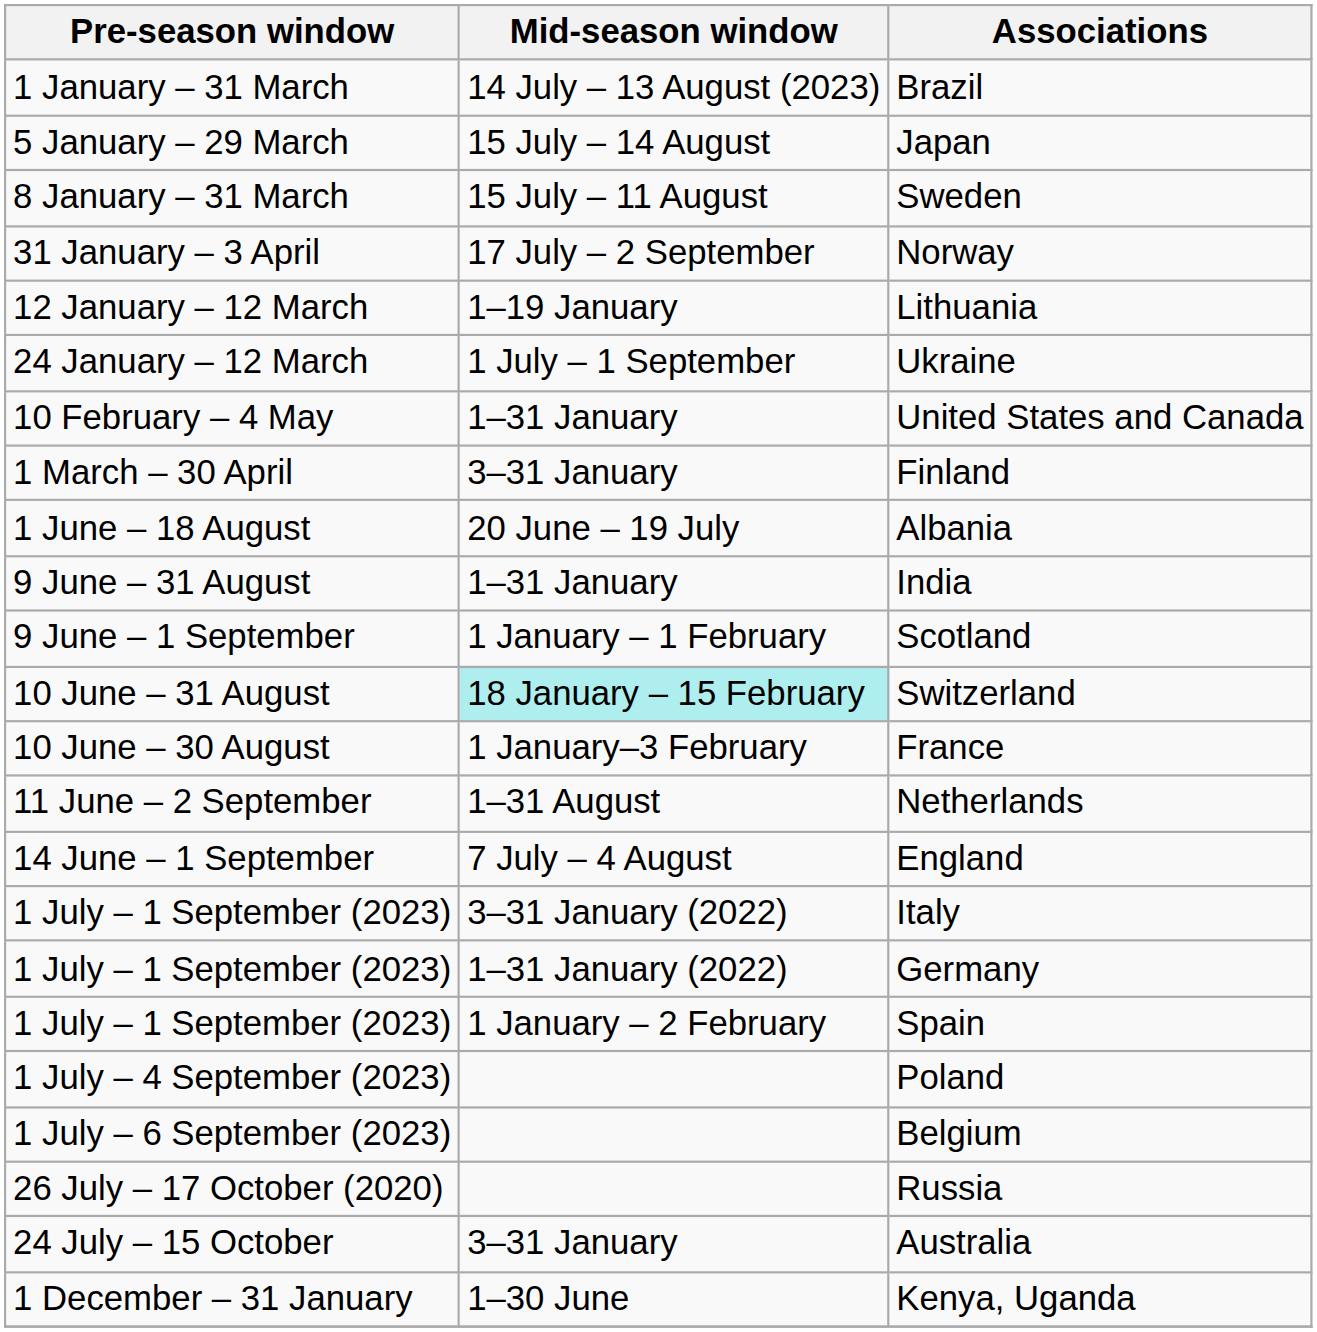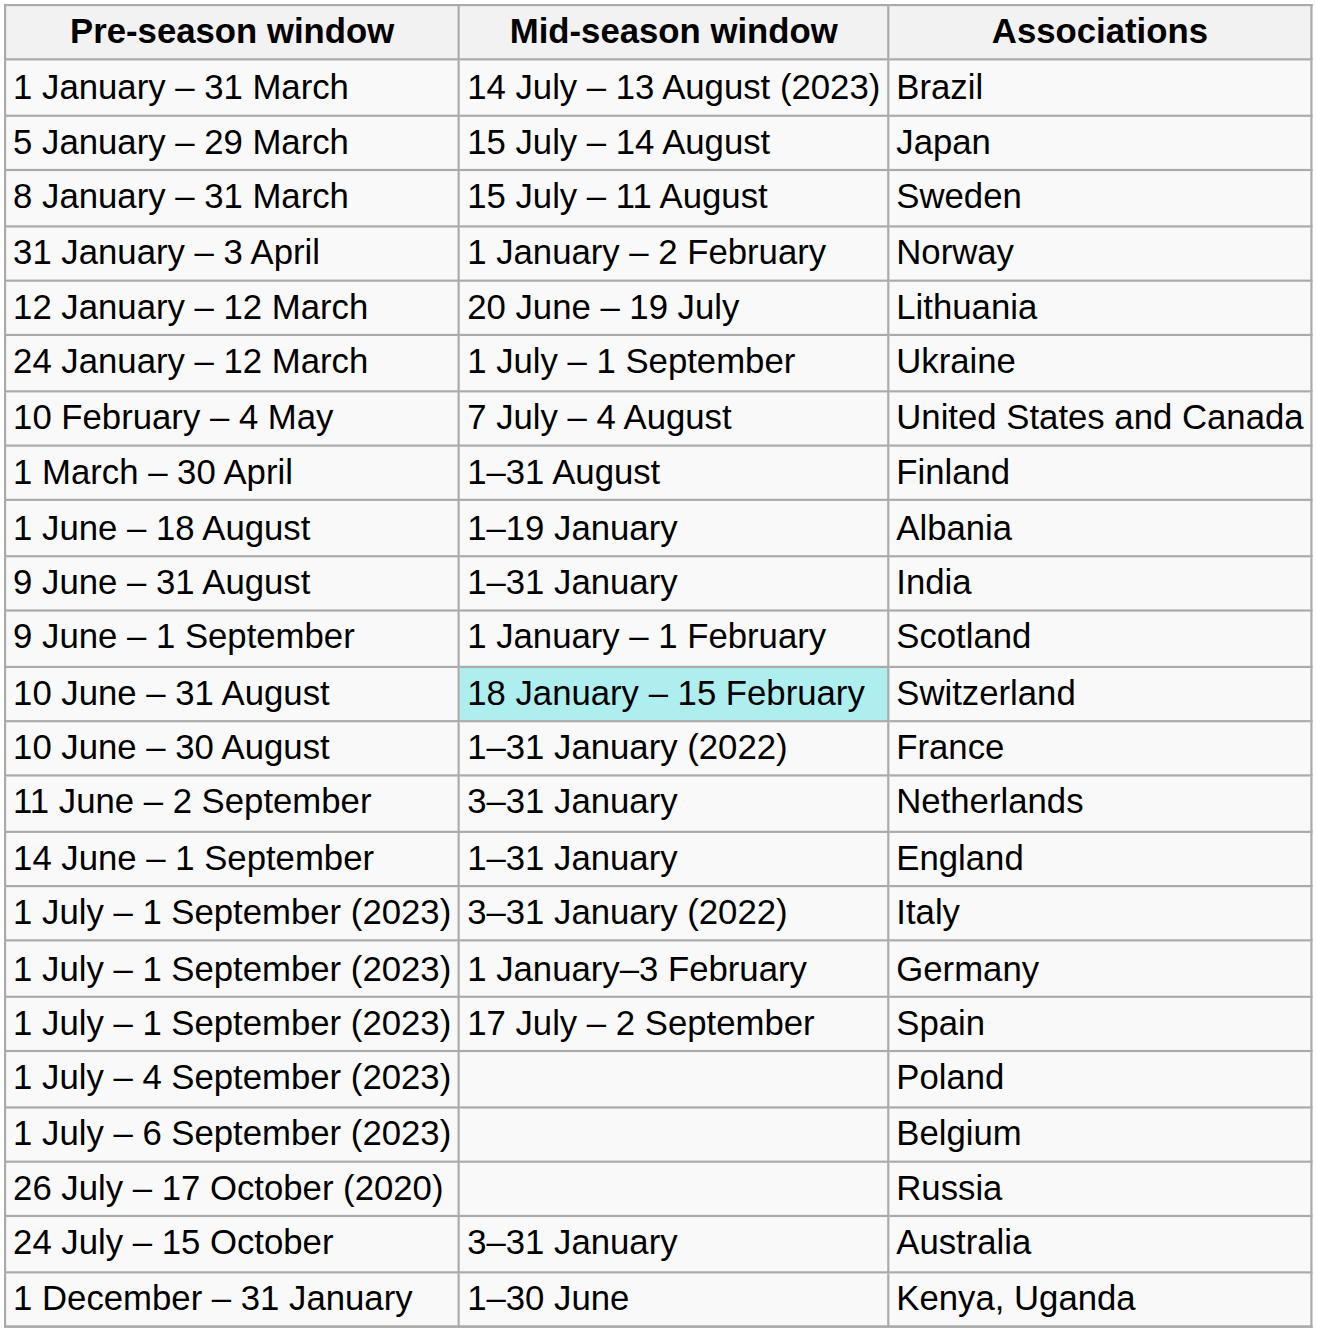(641, 252) 17 July – 2 September -> (647, 252) 1 January – 2 February
(572, 307) 1–19 January -> (603, 307) 20 June – 19 July
(572, 417) 1–31 January -> (599, 417) 7 July – 4 August
(572, 472) 3–31 January -> (564, 472) 1–31 August
(603, 527) 20 June – 19 July -> (572, 527) 1–19 January
(637, 747) 1 January–3 February -> (627, 747) 1–31 January (2022)
(564, 802) 1–31 August -> (572, 802) 3–31 January
(599, 857) 7 July – 4 August -> (572, 857) 1–31 January
(627, 968) 1–31 January (2022) -> (637, 968) 1 January–3 February
(647, 1023) 1 January – 2 February -> (641, 1023) 17 July – 2 September
